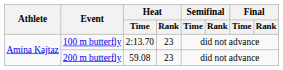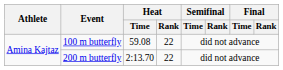(140, 42) 2:13.70 -> (140, 42) 59.08
(169, 42) 23 -> (169, 42) 22
(140, 58) 59.08 -> (140, 58) 2:13.70
(169, 58) 23 -> (169, 58) 22
